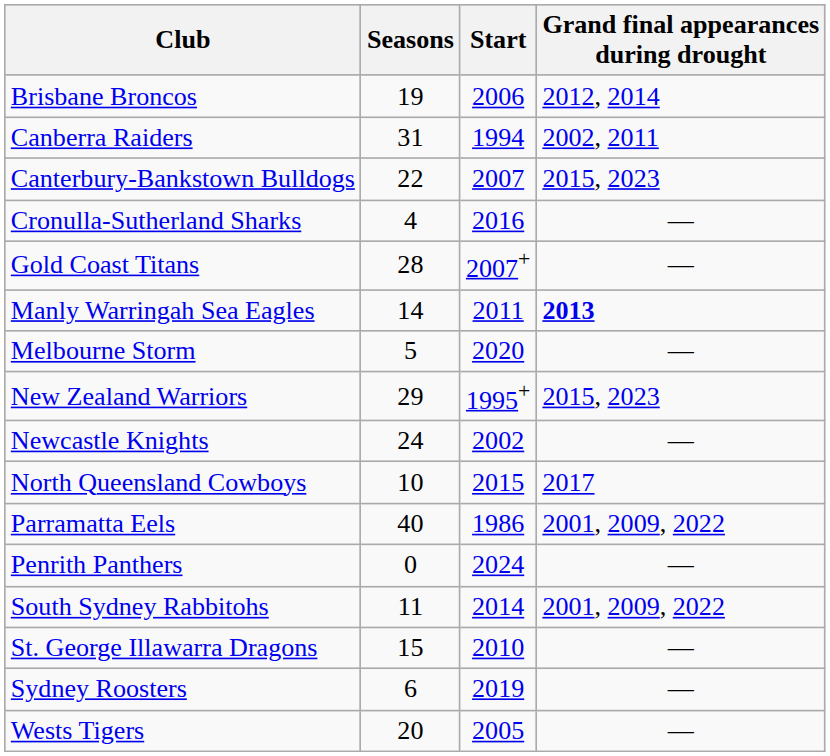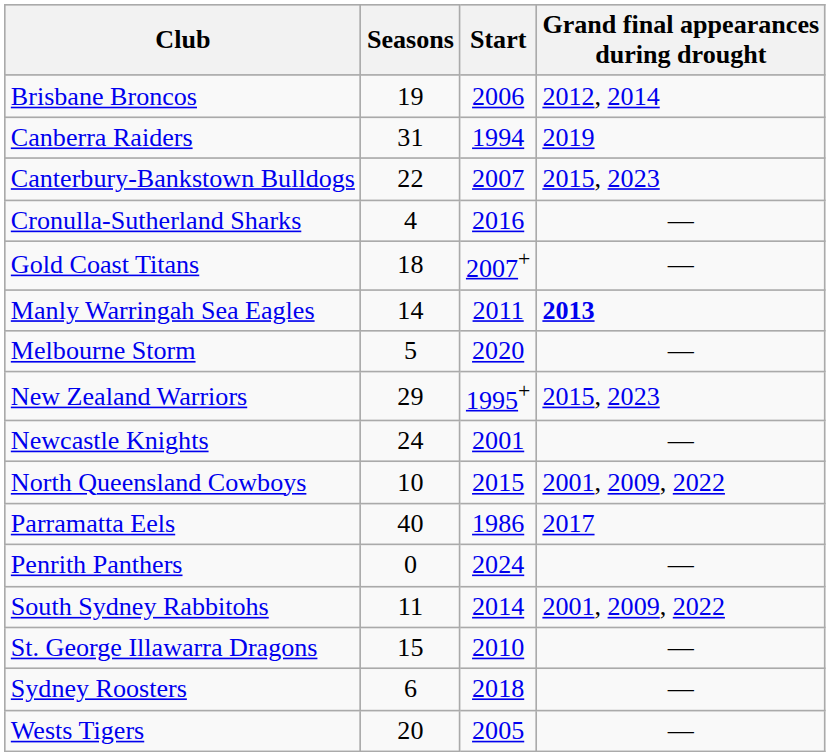(601, 137) 2002, 2011 -> (568, 137) 2019
(410, 264) 28 -> (410, 264) 18
(498, 440) 2002 -> (498, 440) 2001
(568, 482) 2017 -> (634, 482) 2001, 2009, 2022
(634, 523) 2001, 2009, 2022 -> (568, 523) 2017
(498, 689) 2019 -> (498, 689) 2018
